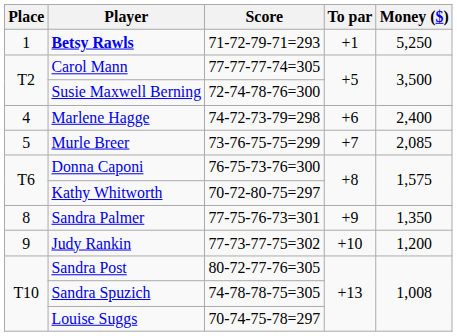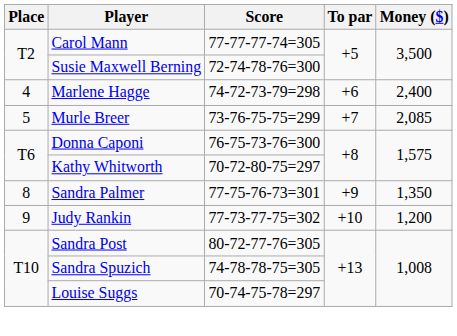- row: (93, 42)
